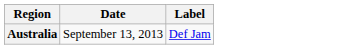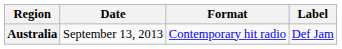+ column: (227, 14)
